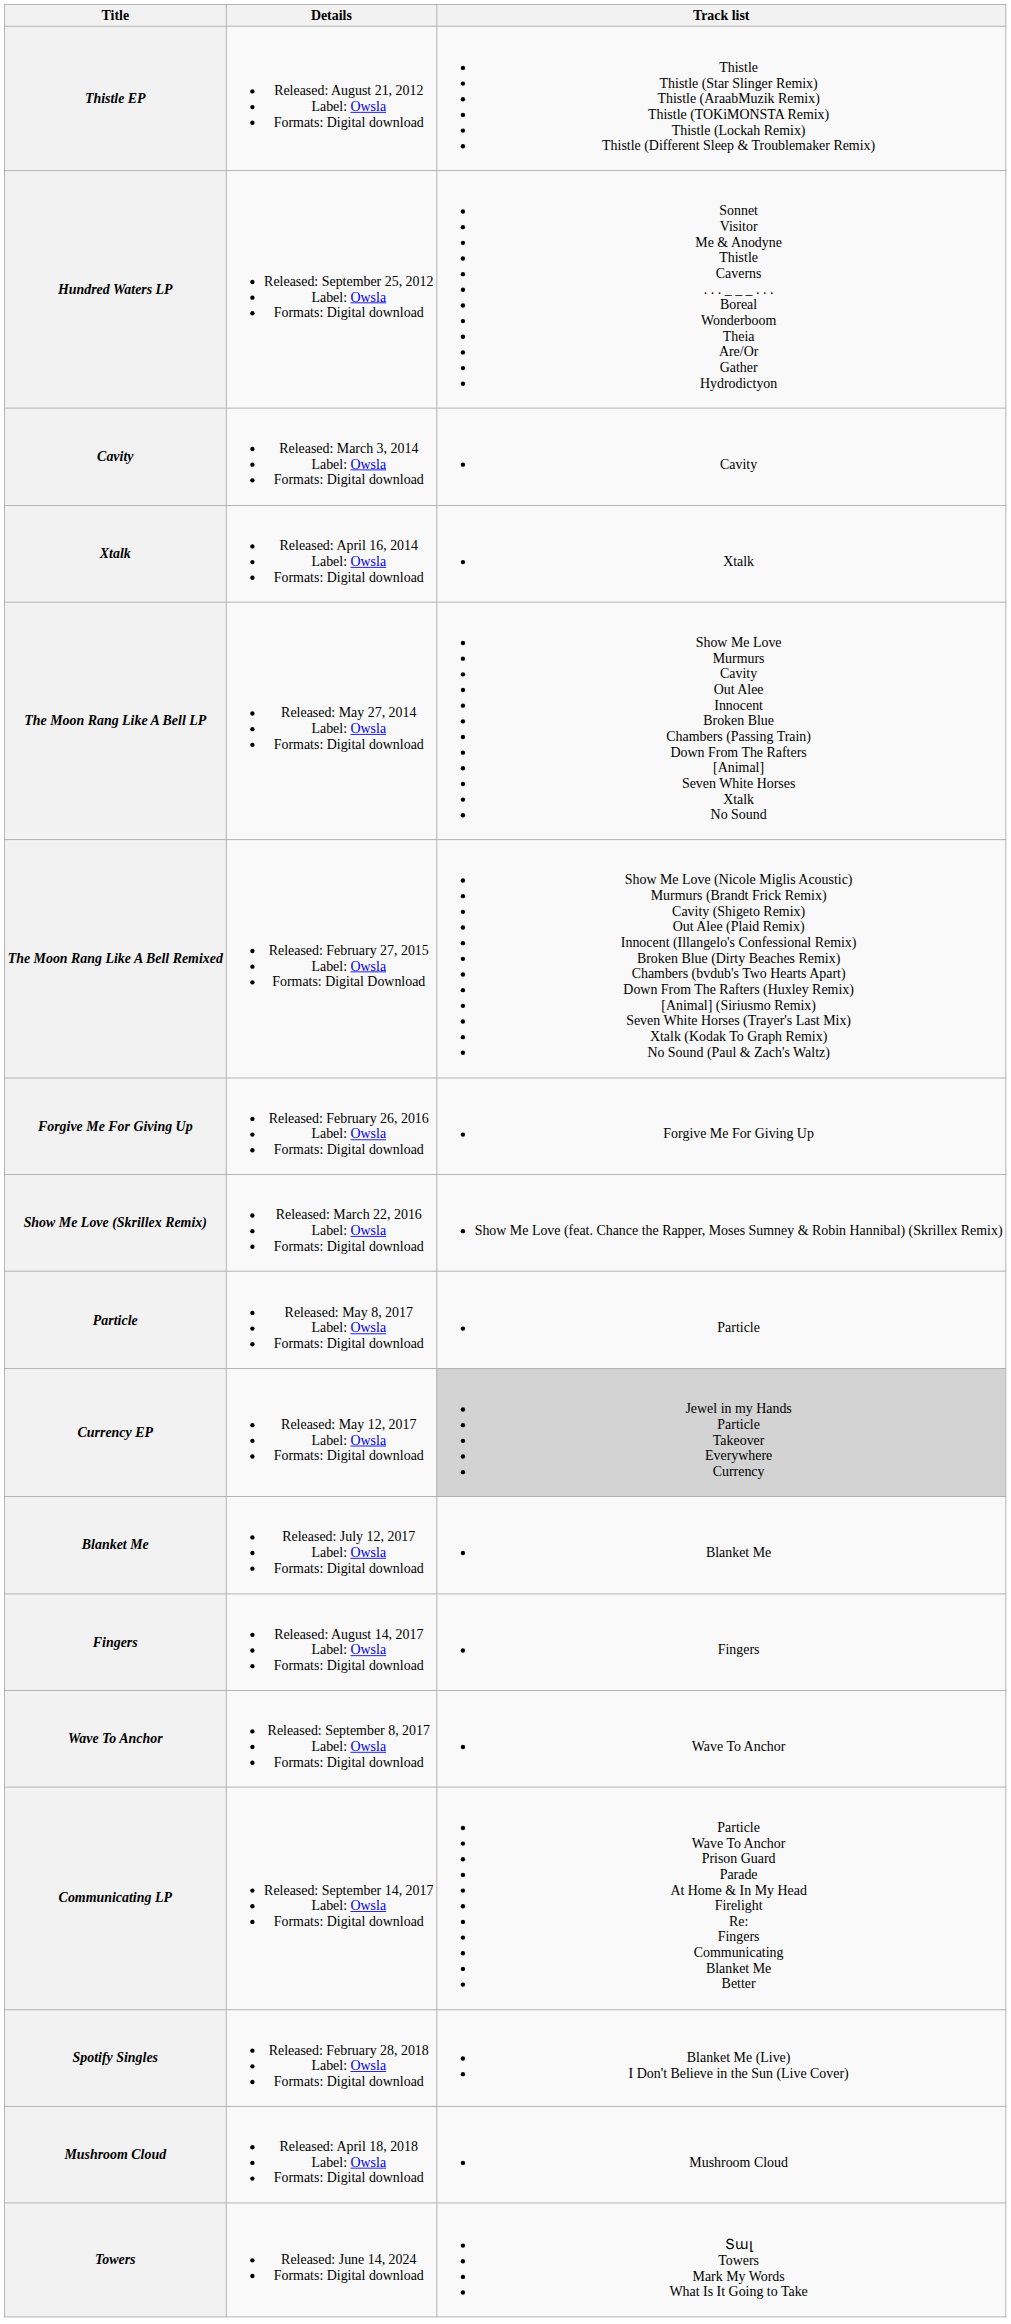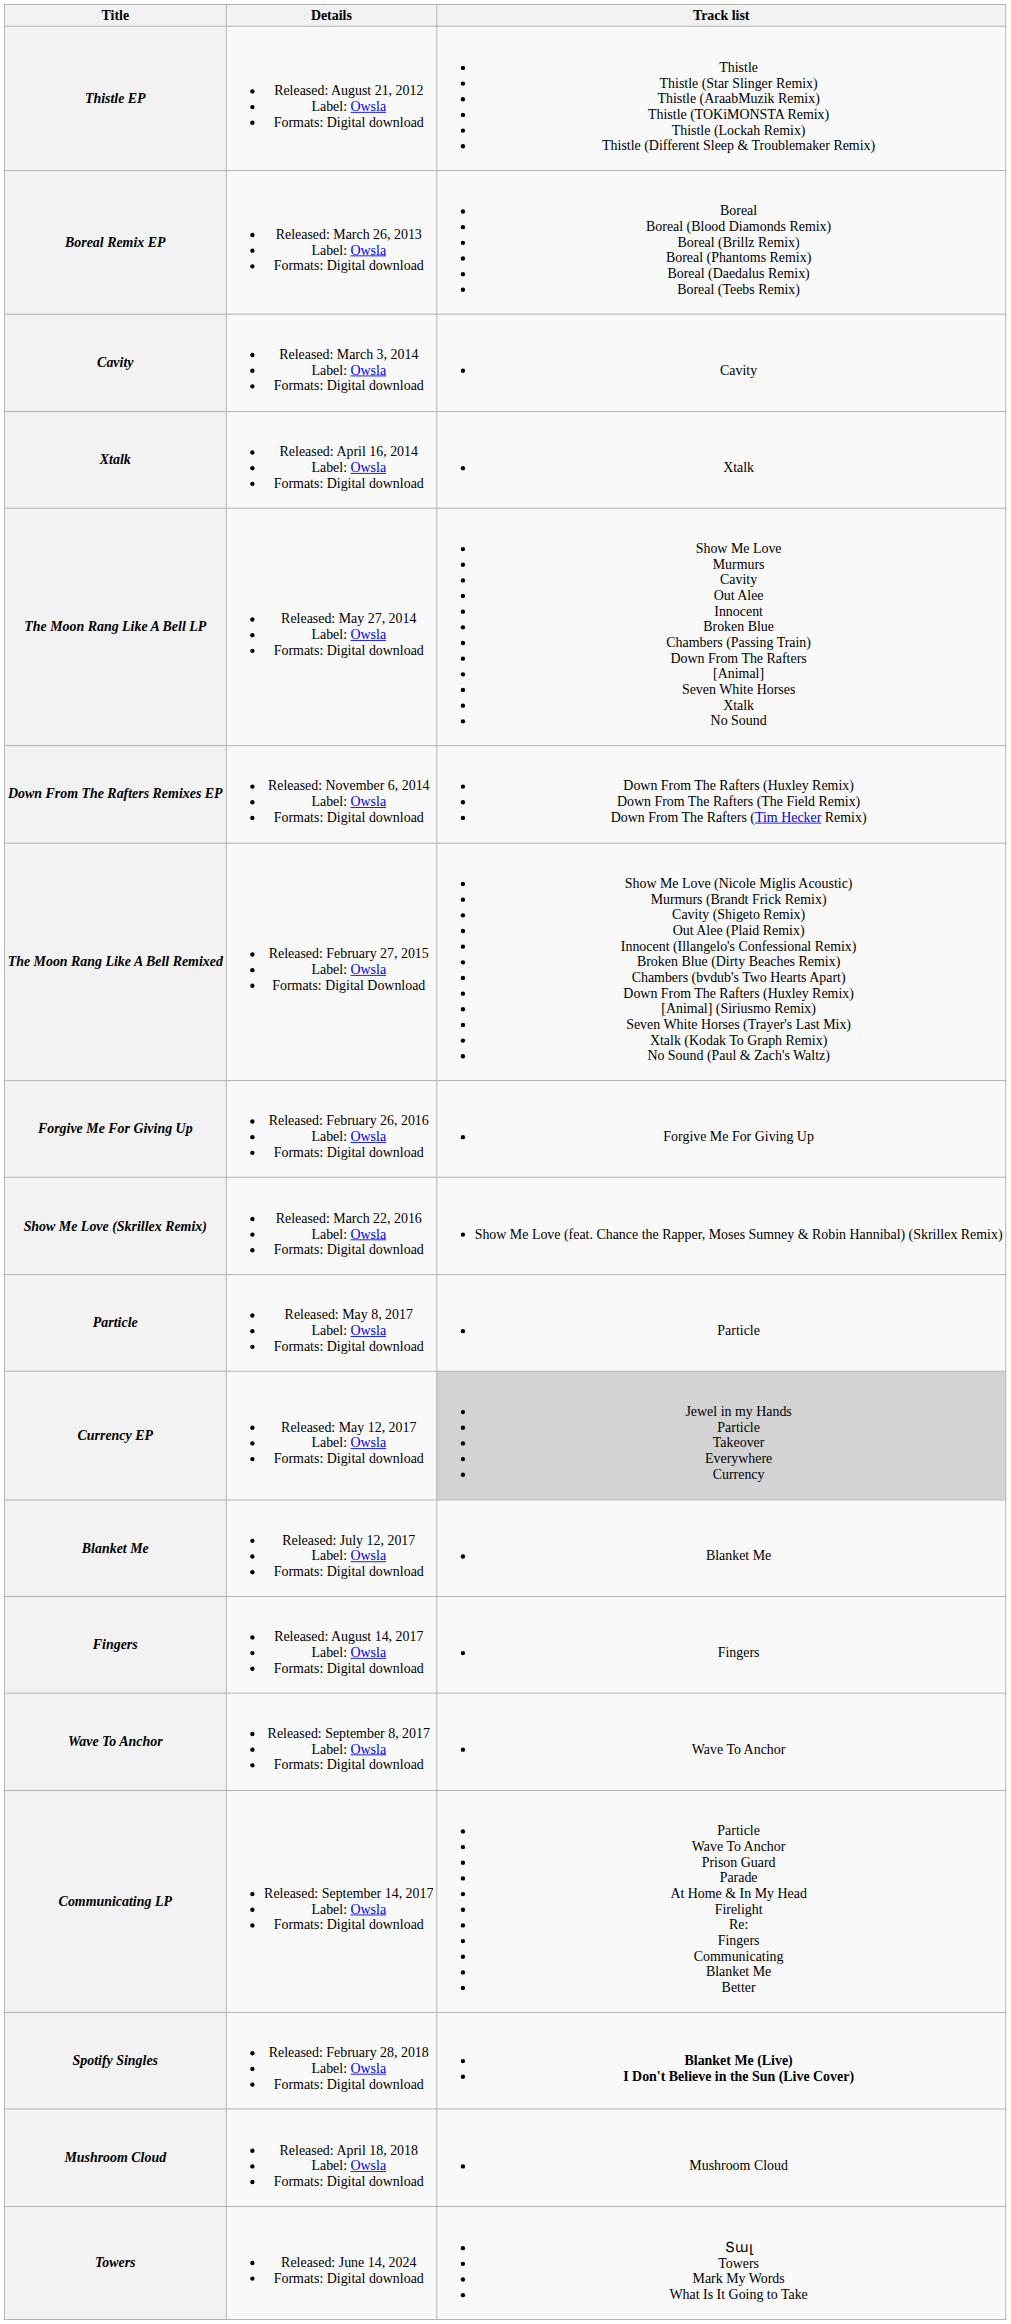- row: (115, 289)
+ row: (115, 242)
+ row: (115, 794)
(721, 2066) normal -> (721, 2069) bold
